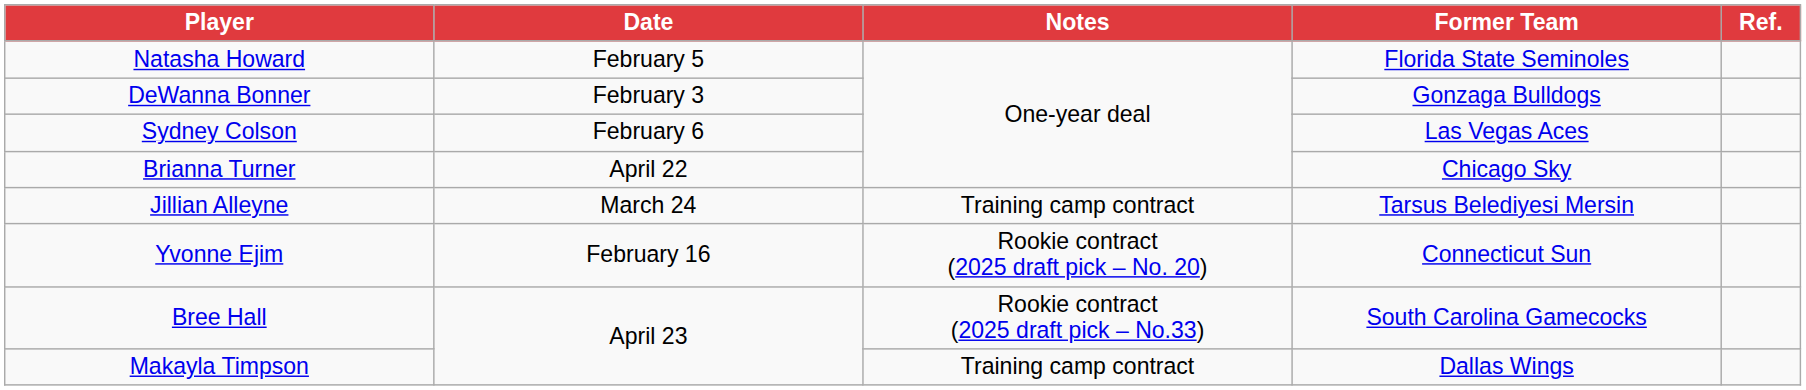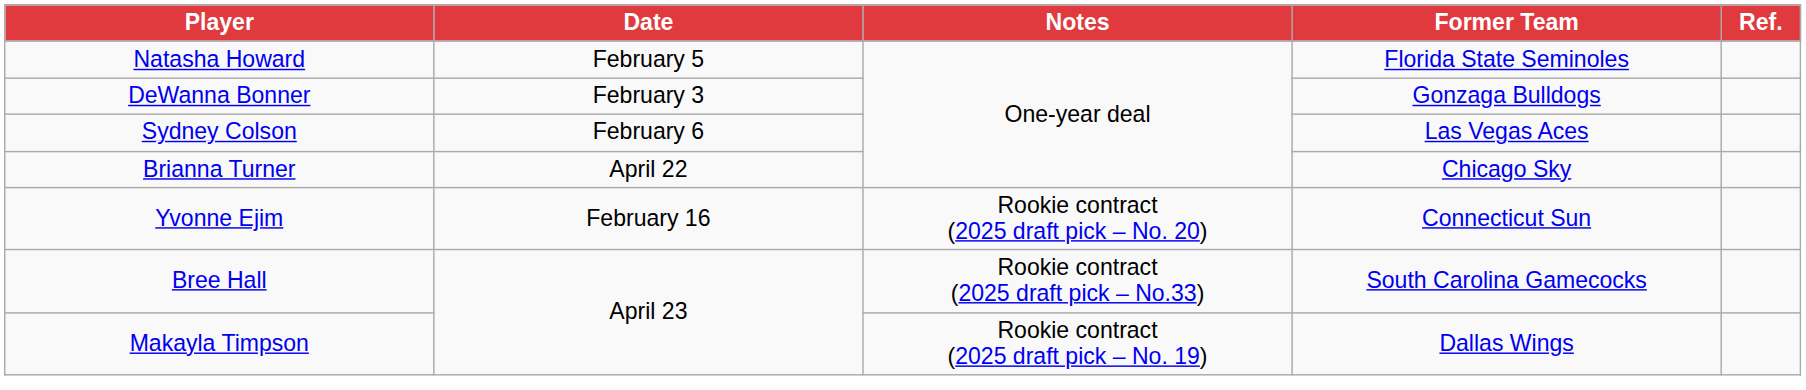- row: (219, 205)
(1078, 366) Training camp contract -> (1078, 343) Rookie contract (2025 draft pick – No. 19)
